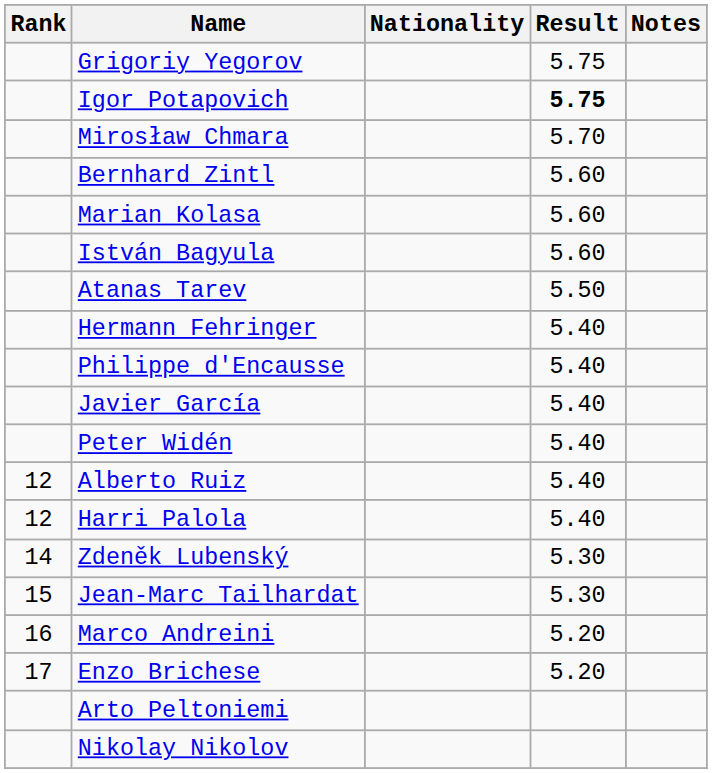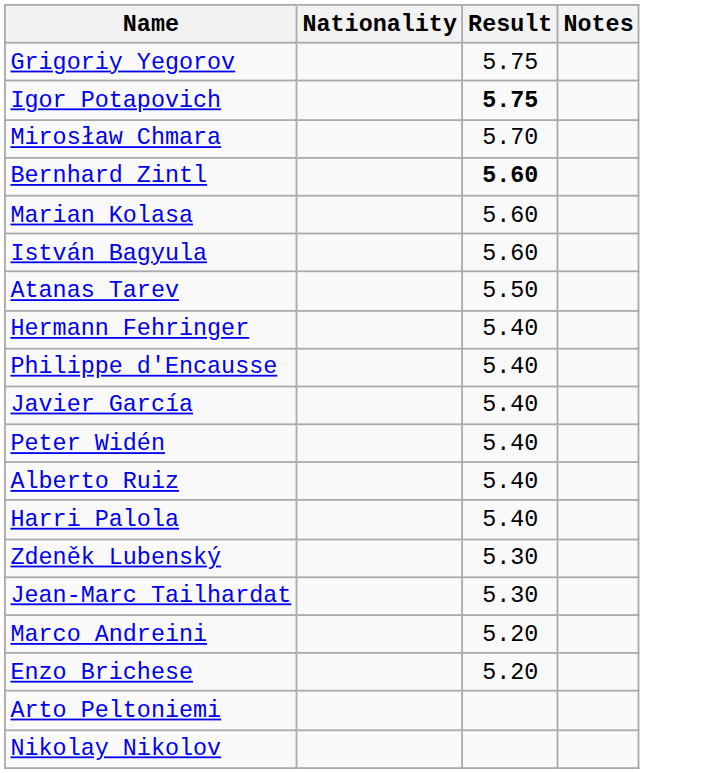- column: (39, 24)
(578, 177) normal -> (510, 177) bold
